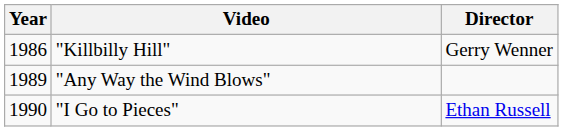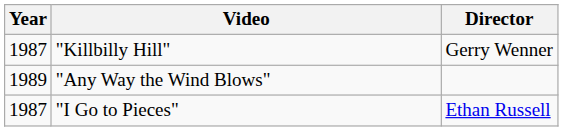(28, 49) 1986 -> (28, 49) 1987
(28, 110) 1990 -> (28, 110) 1987
